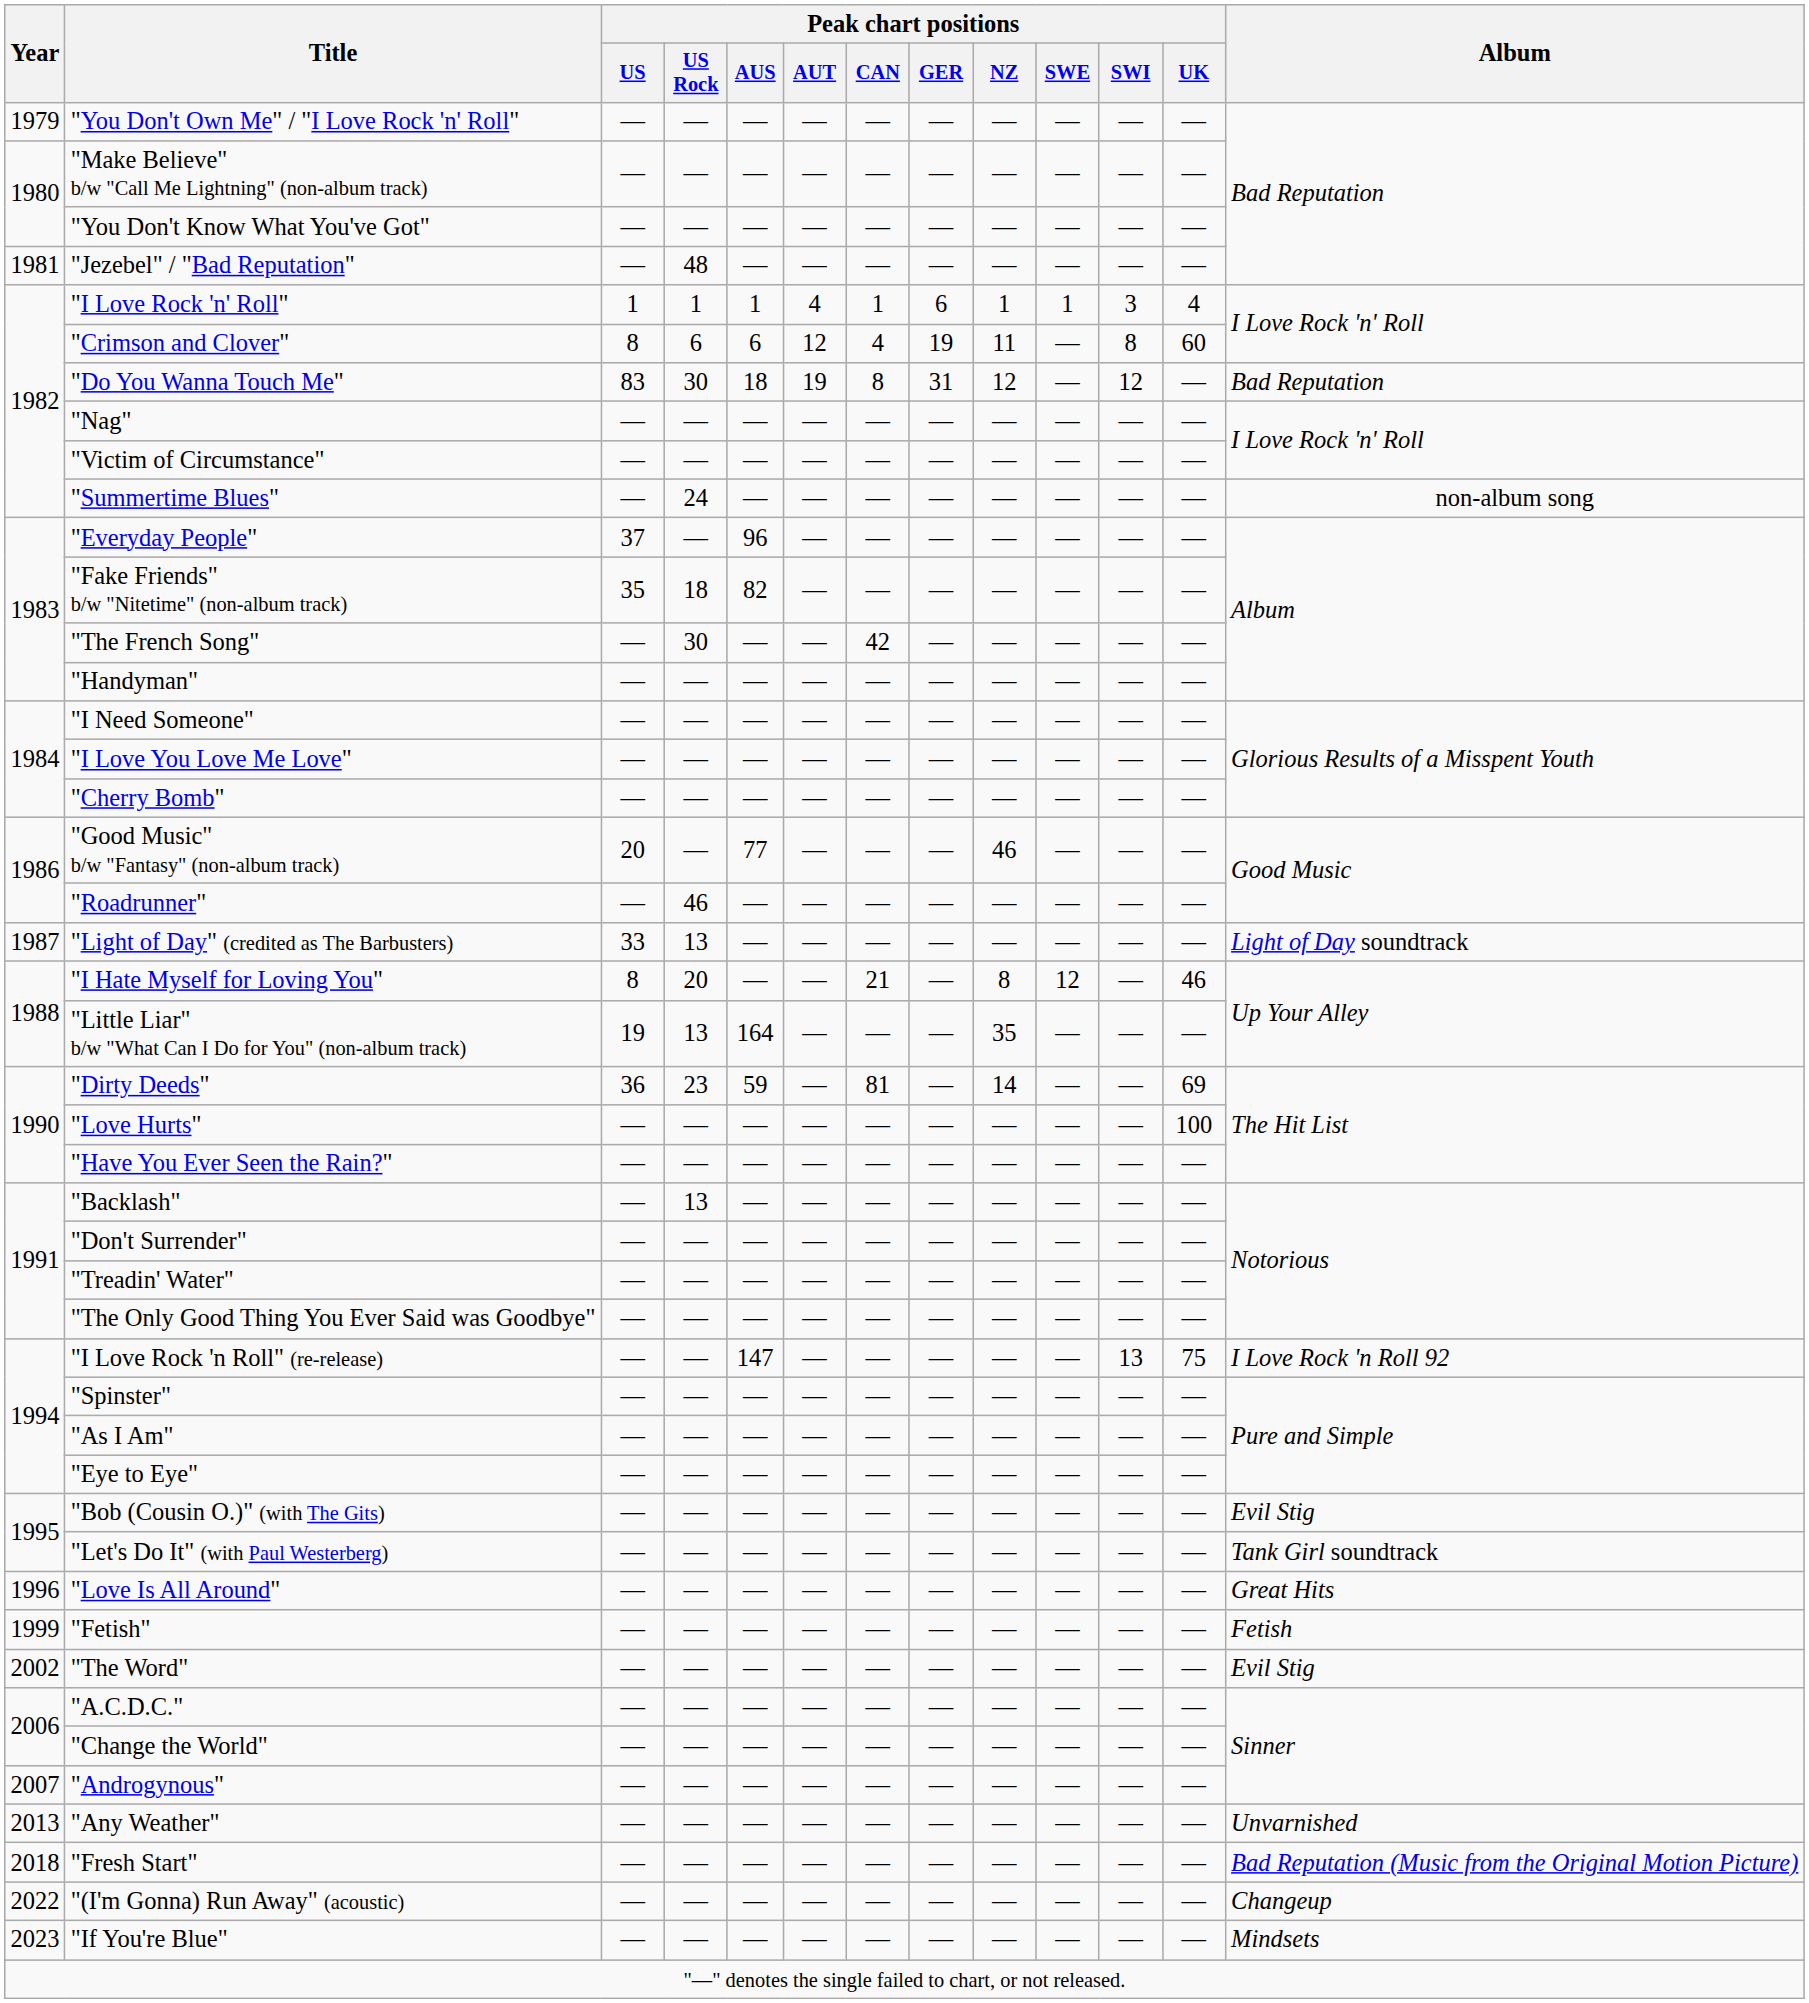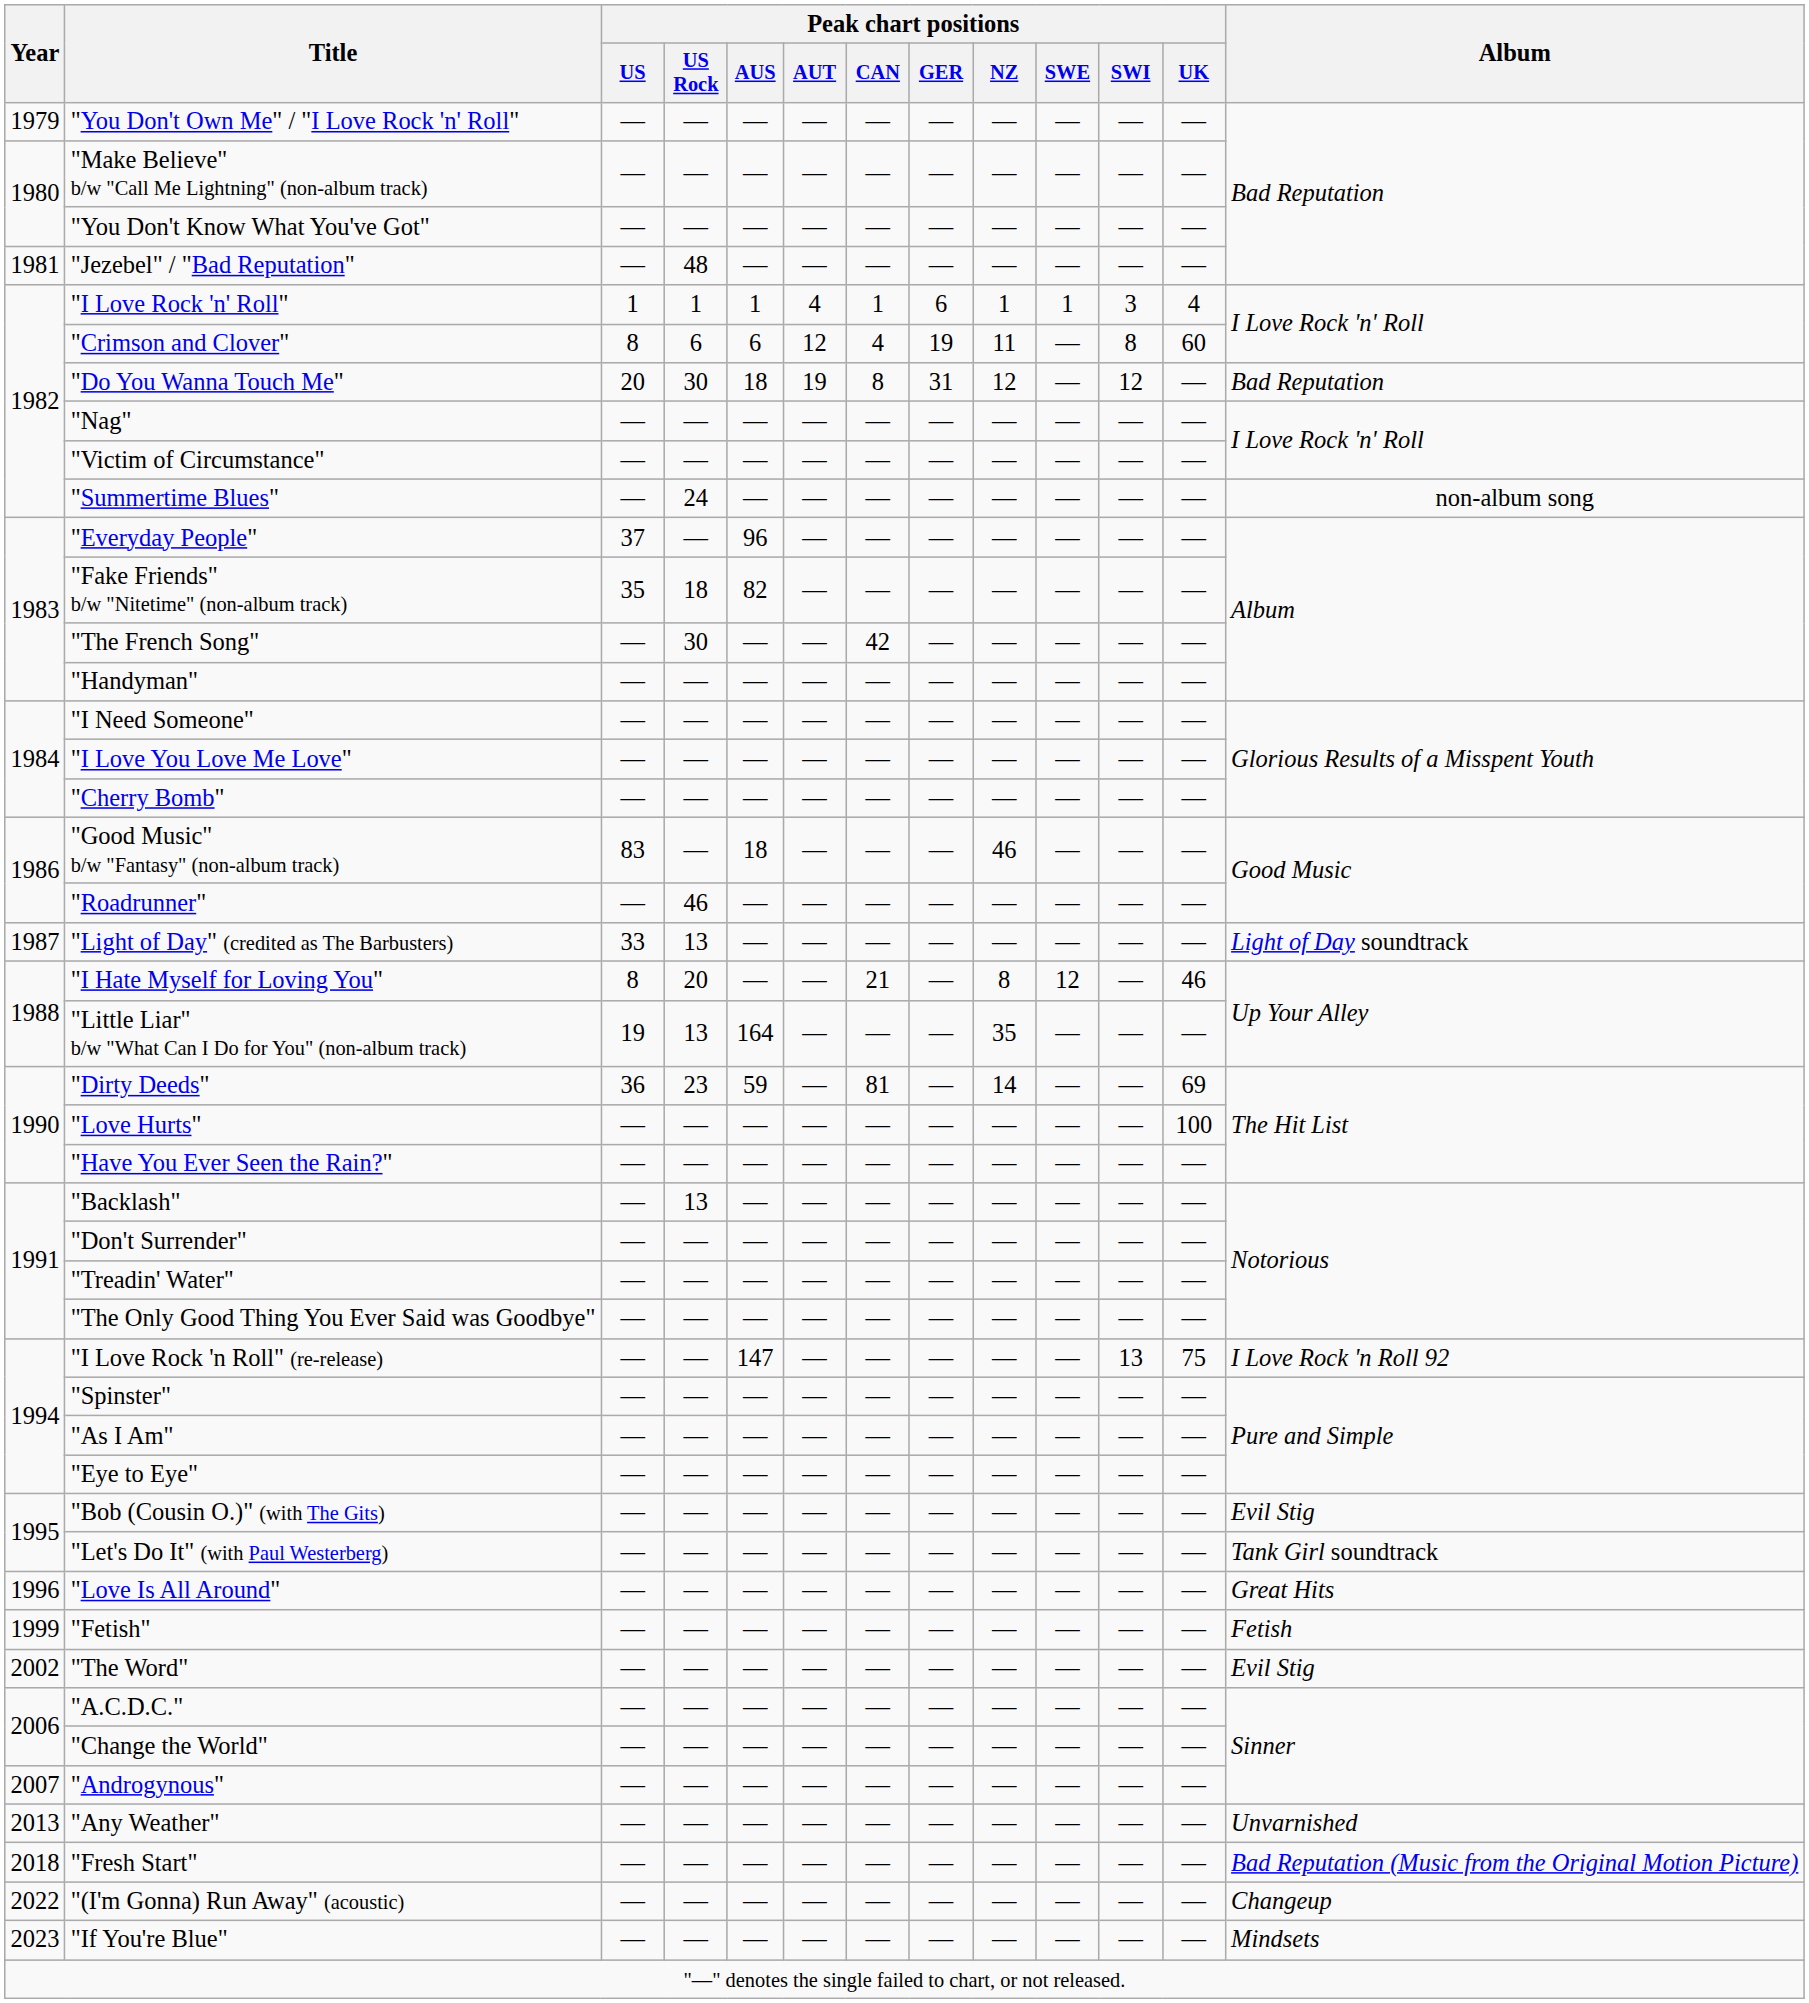(633, 381) 83 -> (633, 381) 20
(633, 850) 20 -> (633, 850) 83
(755, 850) 77 -> (755, 850) 18
